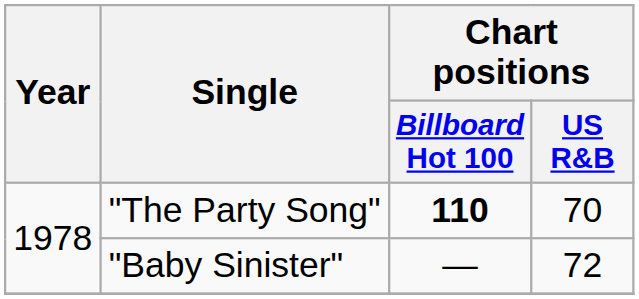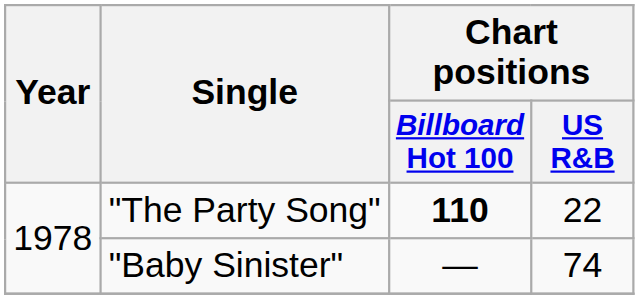(583, 209) 70 -> (583, 209) 22
(583, 265) 72 -> (583, 265) 74
